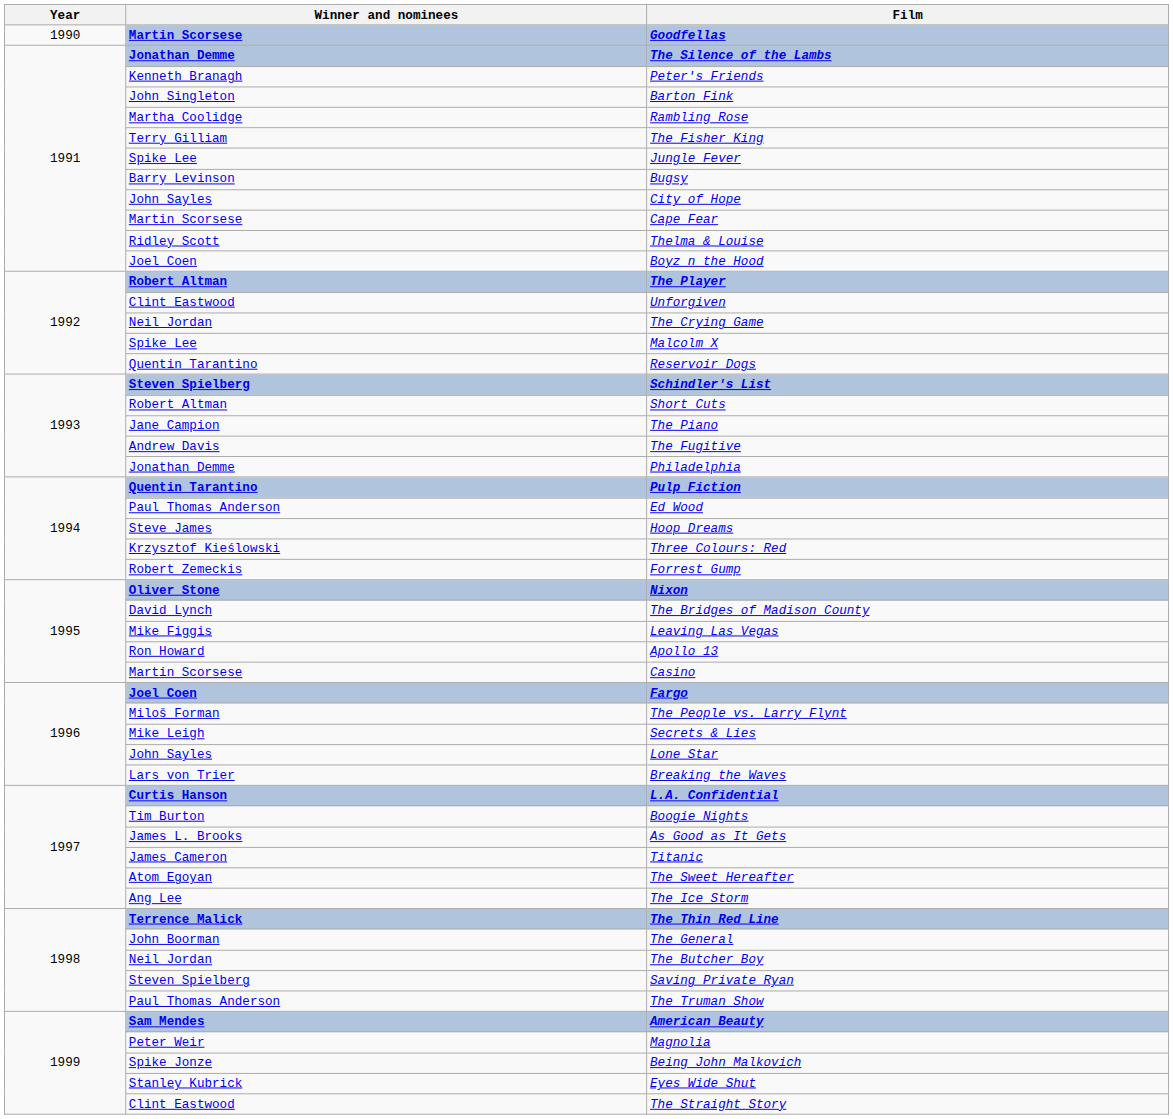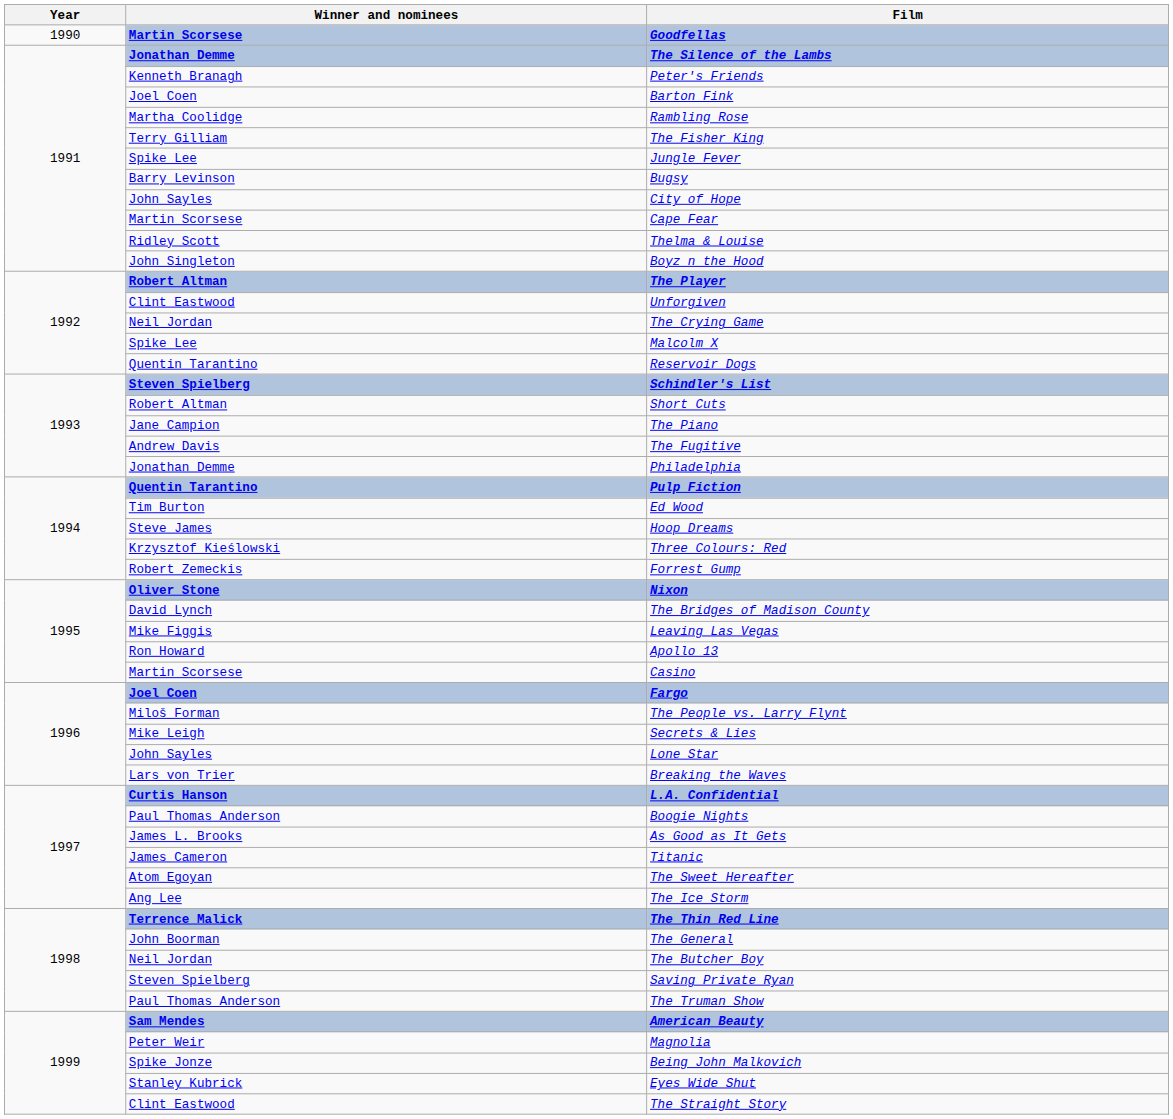(182, 97) John Singleton -> (163, 97) Joel Coen
(163, 261) Joel Coen -> (182, 261) John Singleton
(204, 508) Paul Thomas Anderson -> (167, 508) Tim Burton
(167, 816) Tim Burton -> (204, 816) Paul Thomas Anderson
